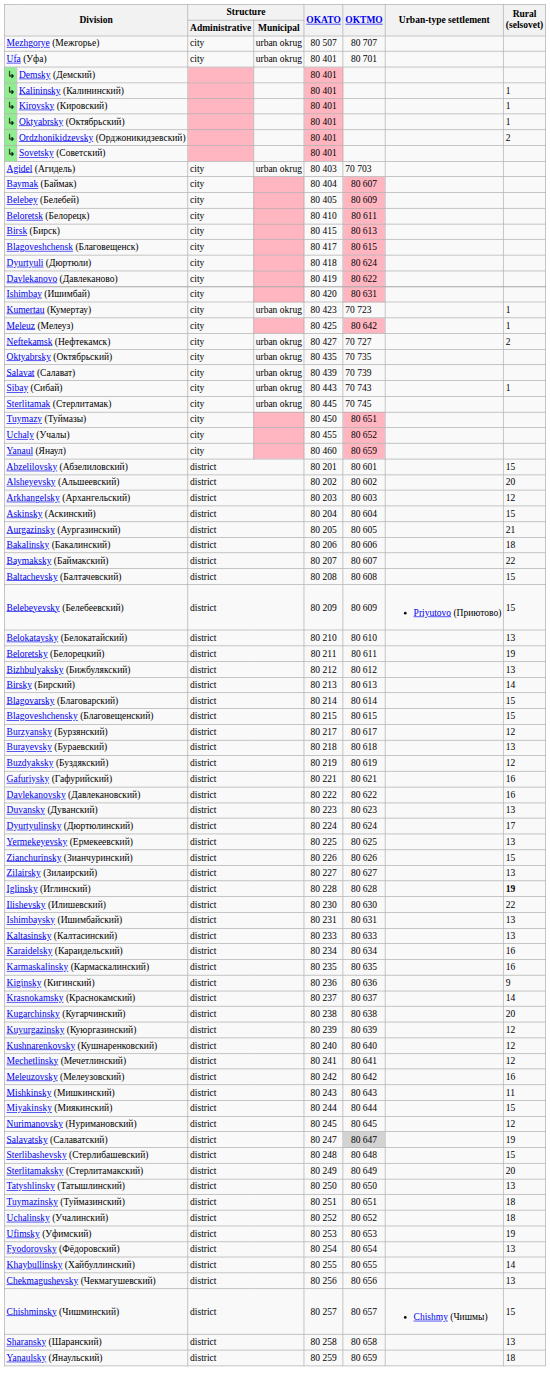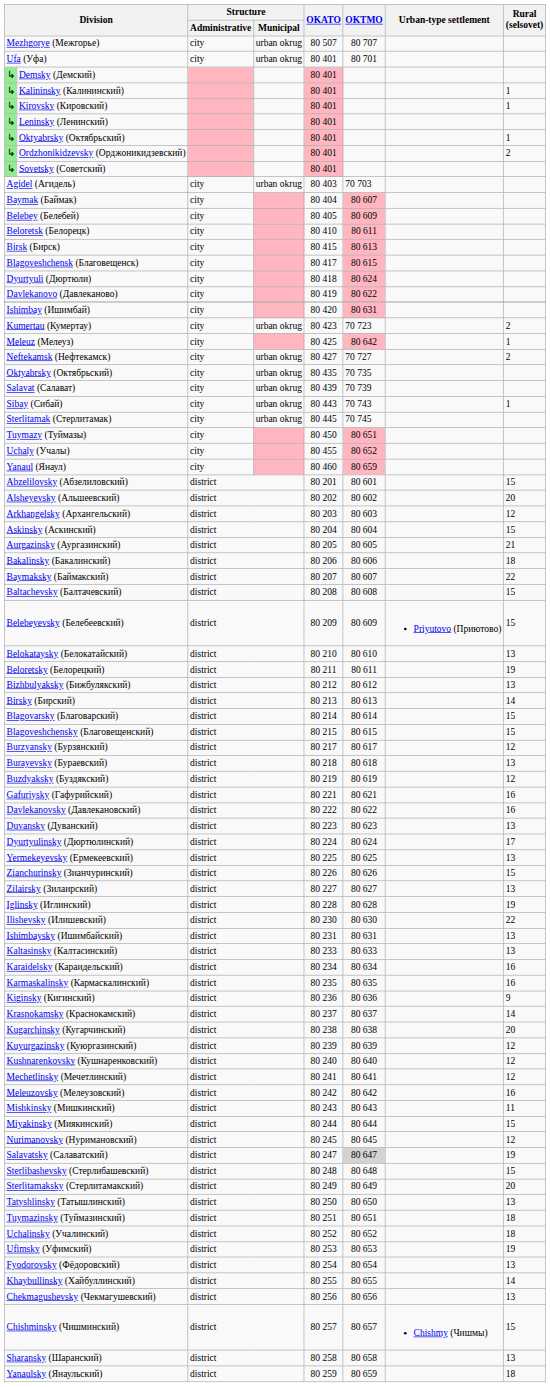+ row: (11, 122)
(508, 310) 1 -> (508, 326) 2
(511, 889) bold -> (511, 905) normal
